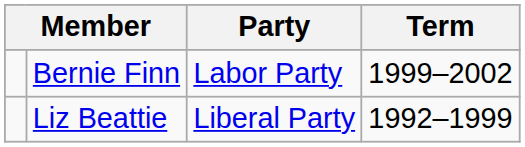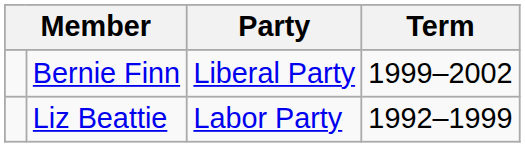(268, 73) Labor Party -> (274, 73) Liberal Party
(274, 118) Liberal Party -> (268, 118) Labor Party
